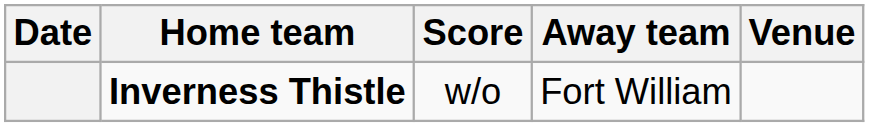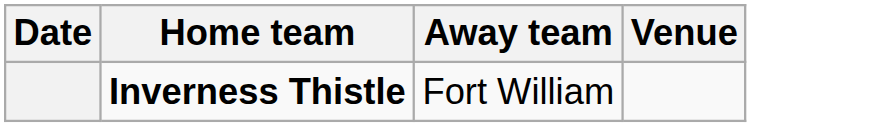- column: (473, 33)
